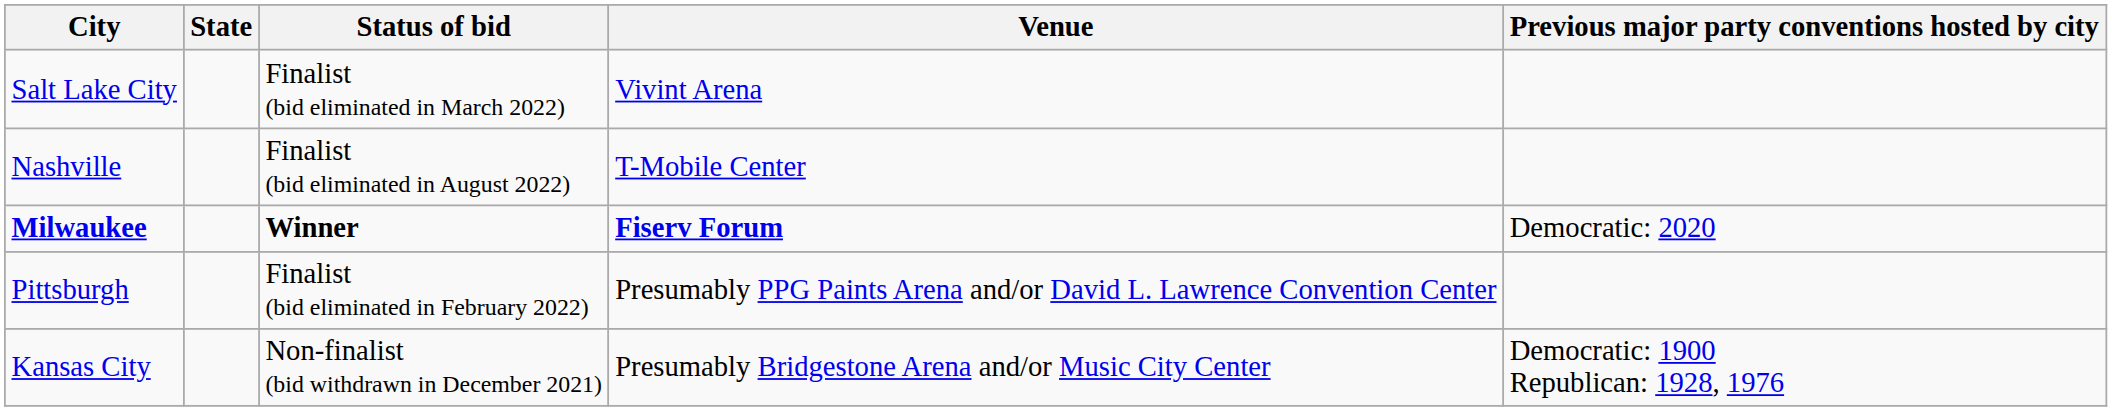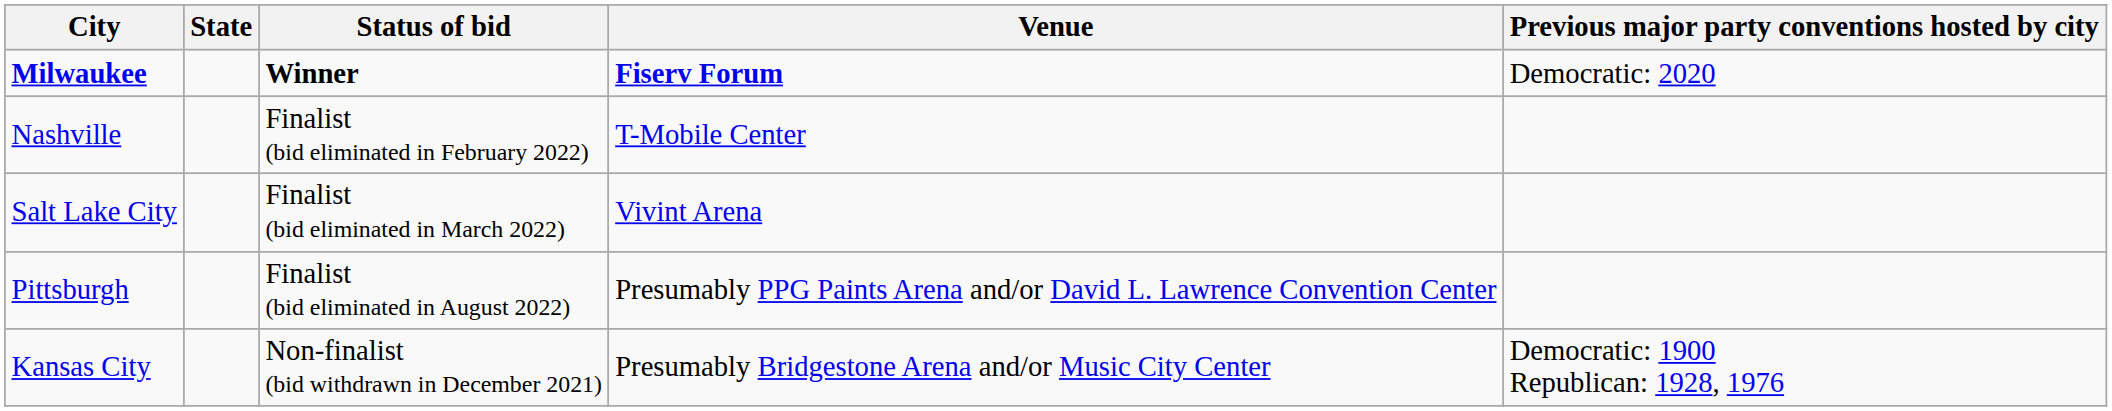rows swapped: (79, 227) <-> (94, 88)
(418, 166) Finalist (bid eliminated in August 2022) -> (427, 134) Finalist (bid eliminated in February 2022)
(427, 289) Finalist (bid eliminated in February 2022) -> (418, 289) Finalist (bid eliminated in August 2022)
